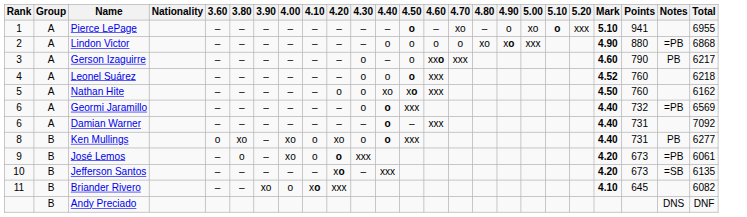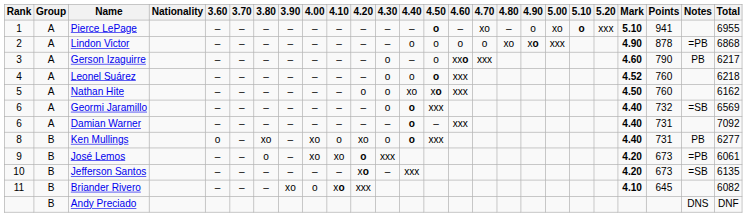+ column: (242, 12)
(640, 44) 880 -> (664, 44) 878
(674, 108) =PB -> (698, 108) =SB
(315, 156) o -> (339, 156) xo
